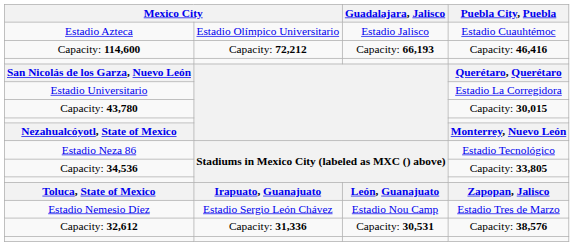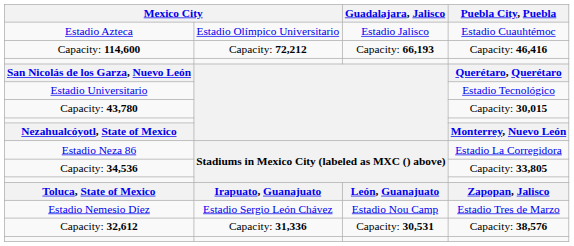(508, 90) Estadio La Corregidora -> (508, 90) Estadio Tecnológico
(508, 150) Estadio Tecnológico -> (508, 150) Estadio La Corregidora
